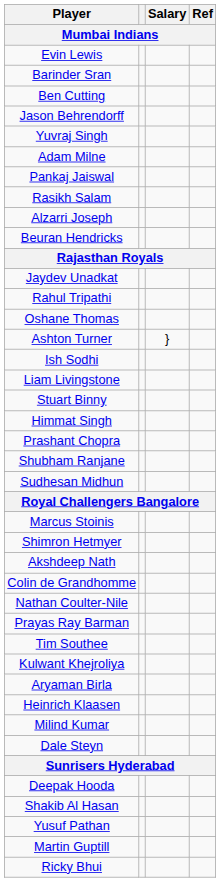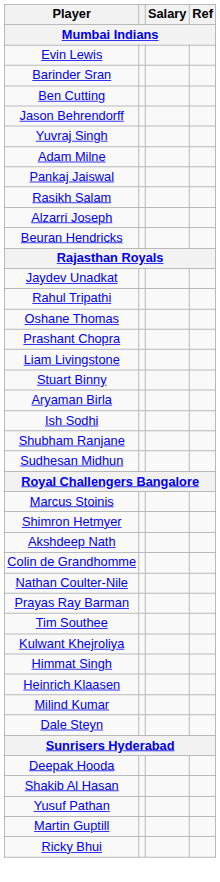- row: (72, 339)
rows swapped: (72, 359) <-> (72, 440)
rows swapped: (72, 684) <-> (72, 420)
